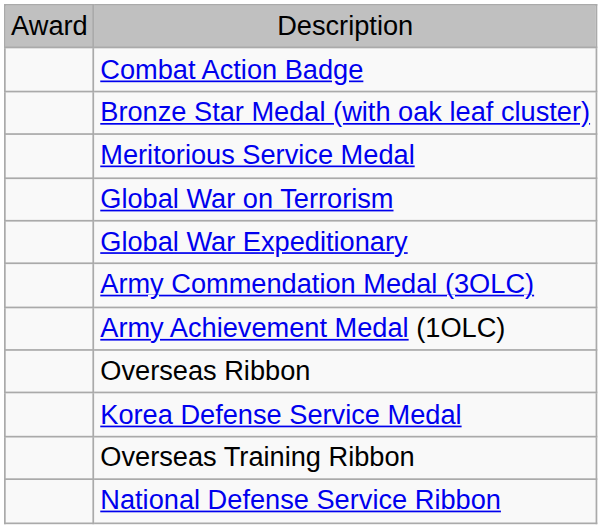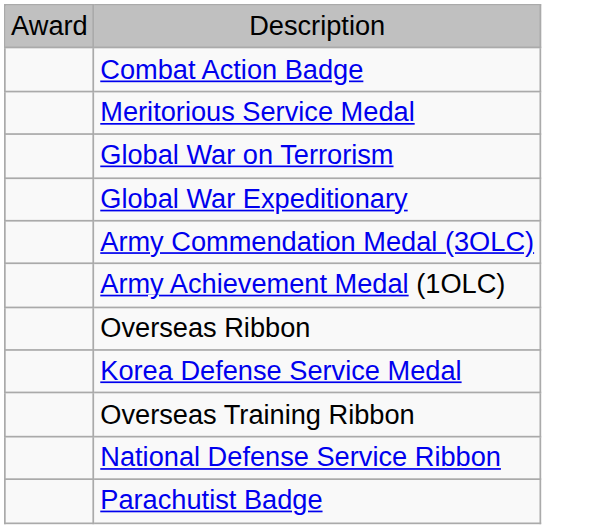- row: (345, 112)
+ row: (211, 500)
